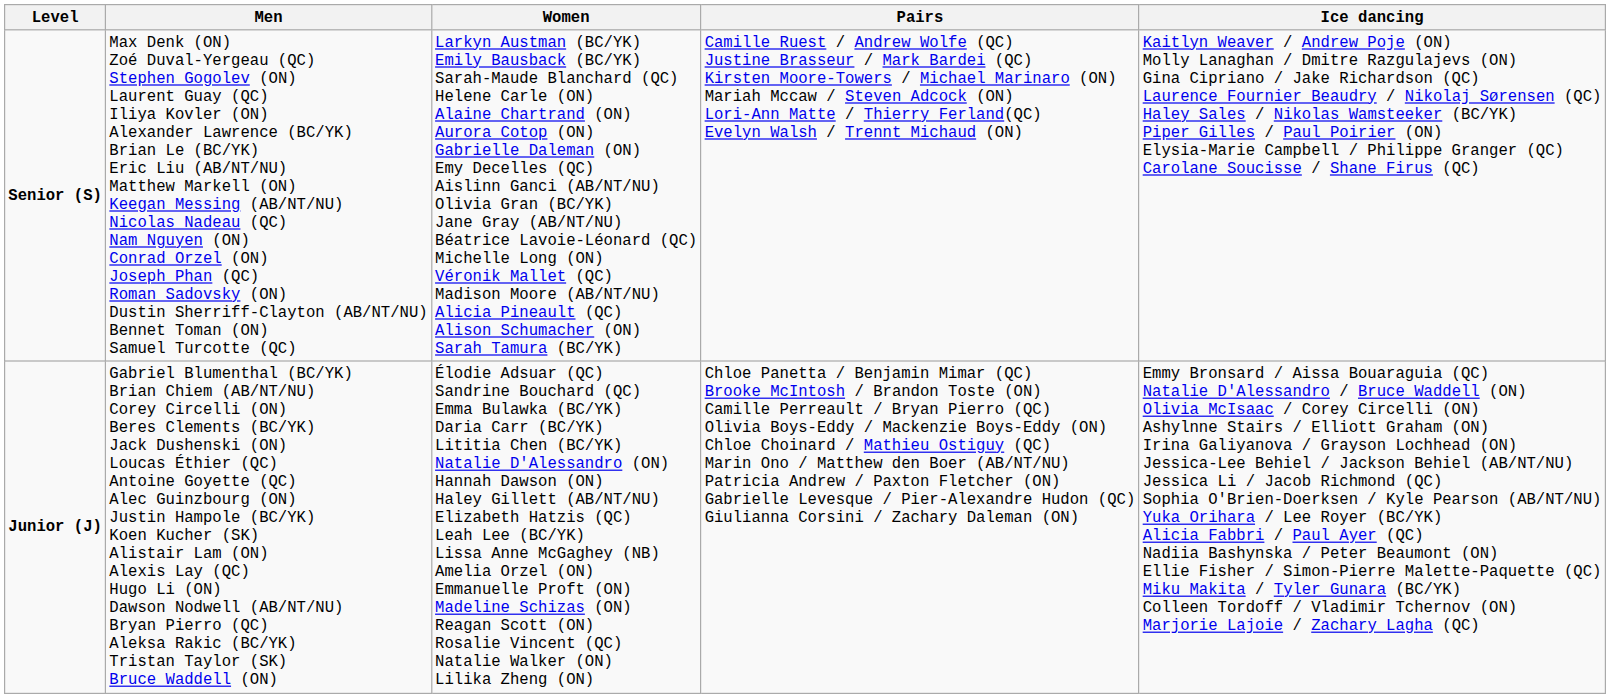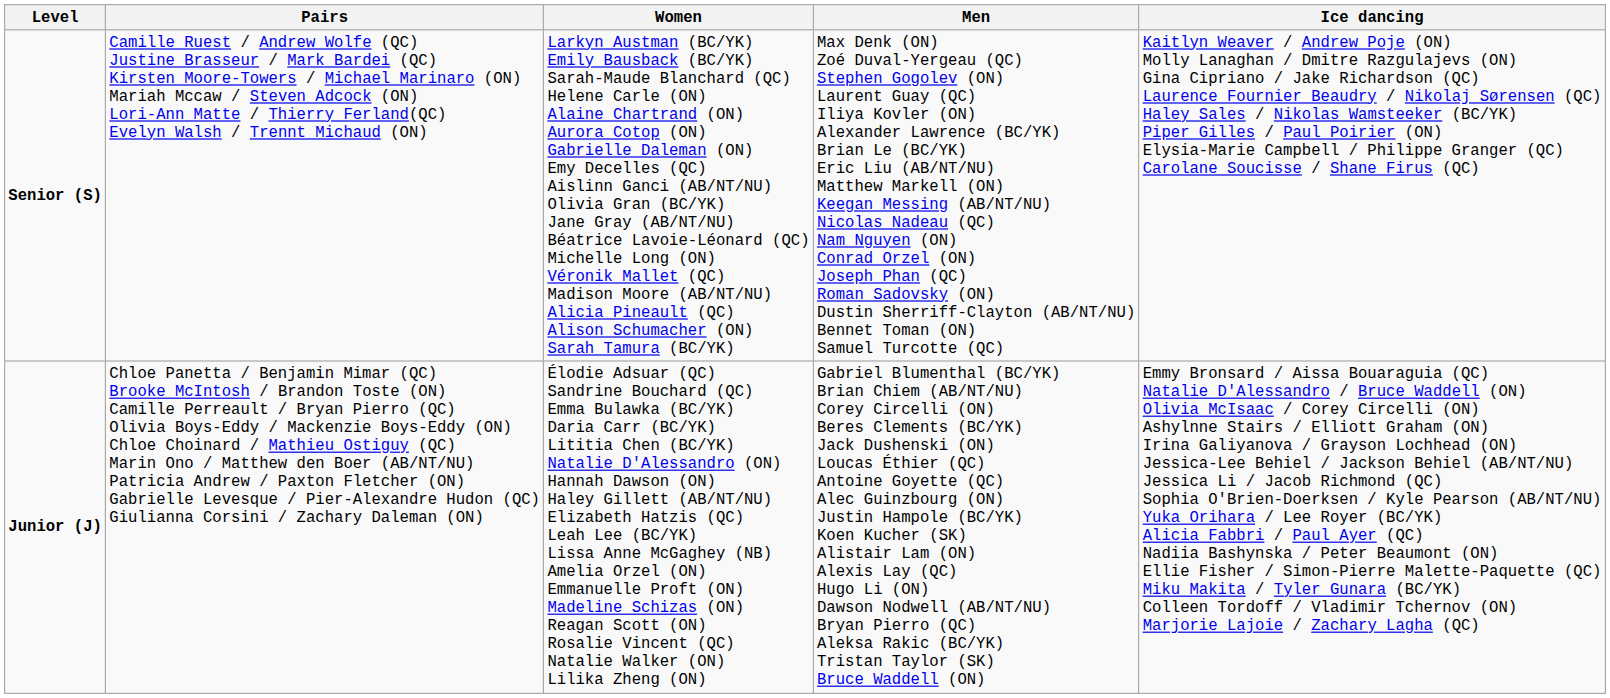columns swapped: (269, 17) <-> (920, 17)
